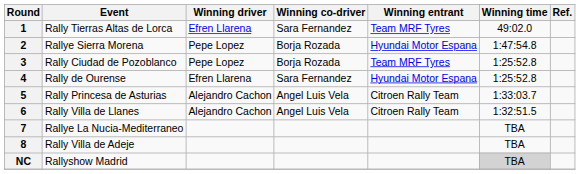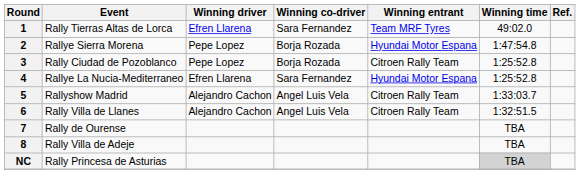(410, 62) Team MRF Tyres -> (415, 62) Citroen Rally Team
(85, 78) Rally de Ourense -> (114, 78) Rallye La Nucia-Mediterraneo
(106, 95) Rally Princesa de Asturias -> (86, 95) Rallyshow Madrid
(114, 128) Rallye La Nucia-Mediterraneo -> (85, 128) Rally de Ourense
(86, 161) Rallyshow Madrid -> (106, 161) Rally Princesa de Asturias
